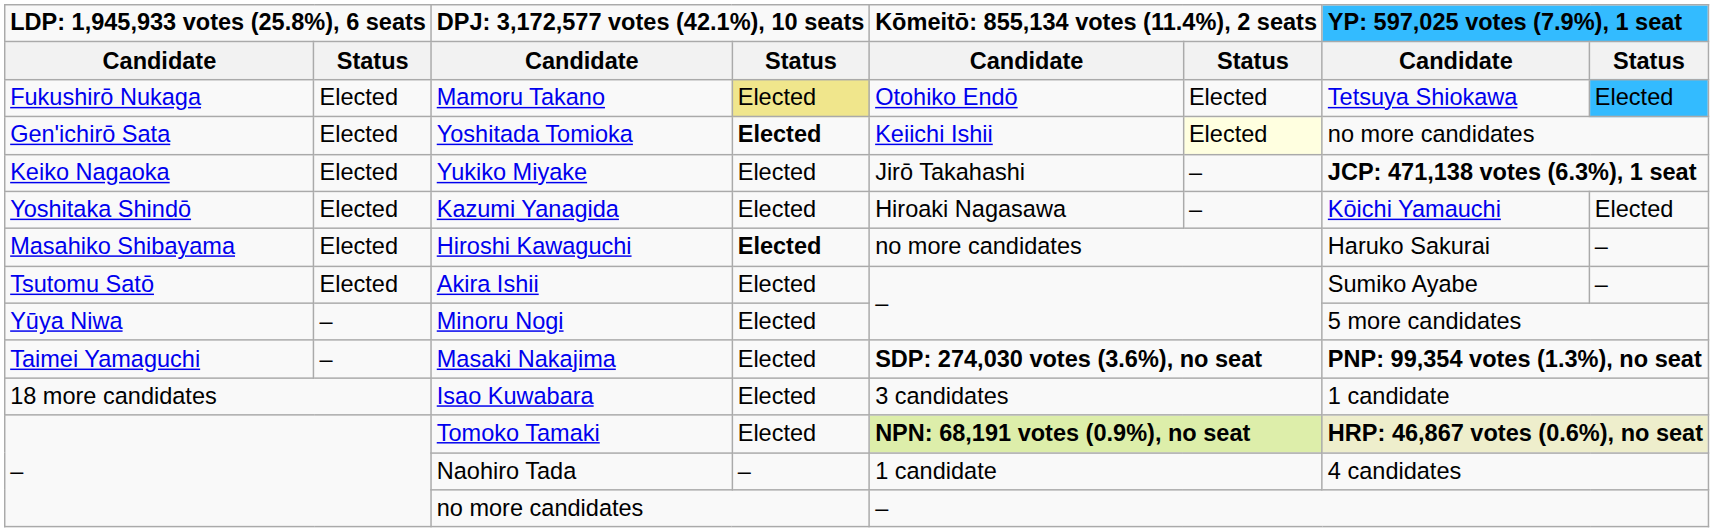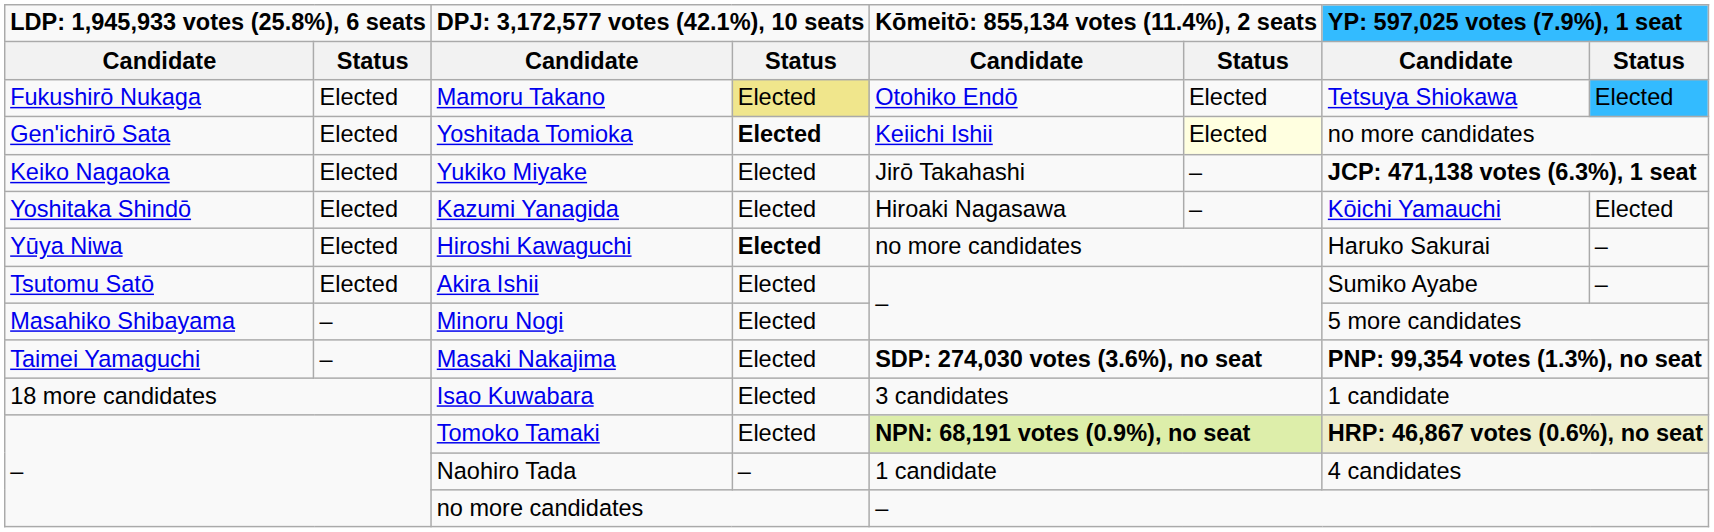(123, 246) Masahiko Shibayama -> (66, 246) Yūya Niwa
(66, 321) Yūya Niwa -> (123, 321) Masahiko Shibayama
